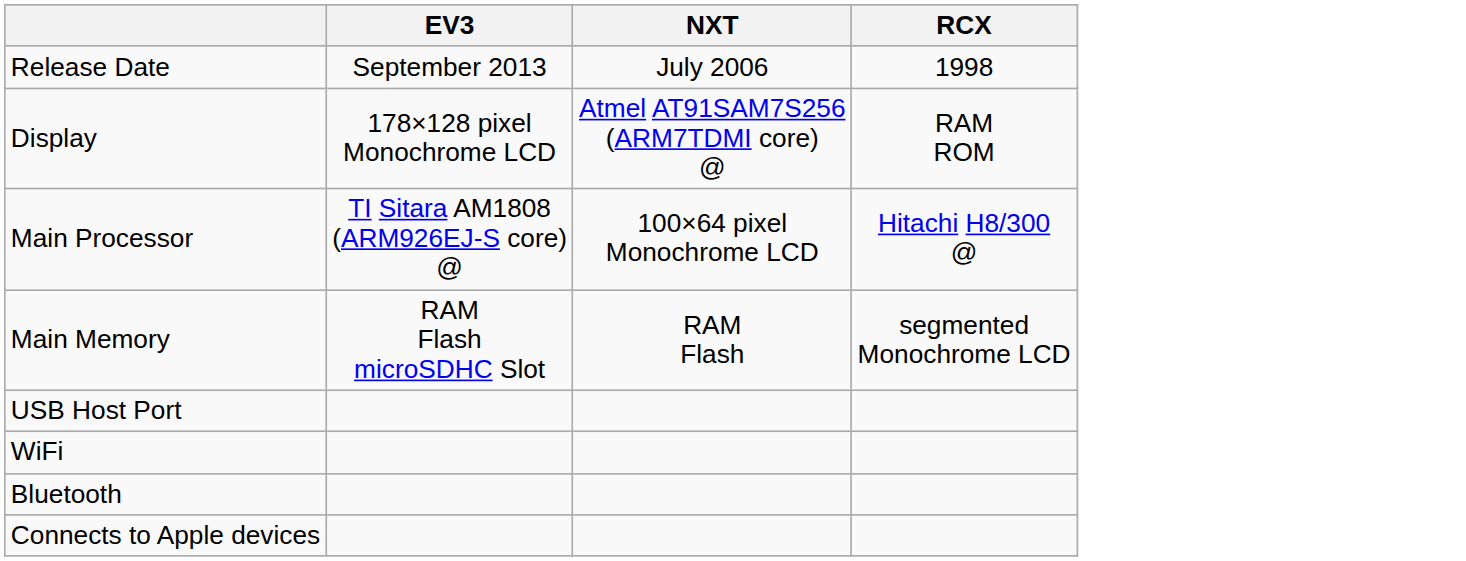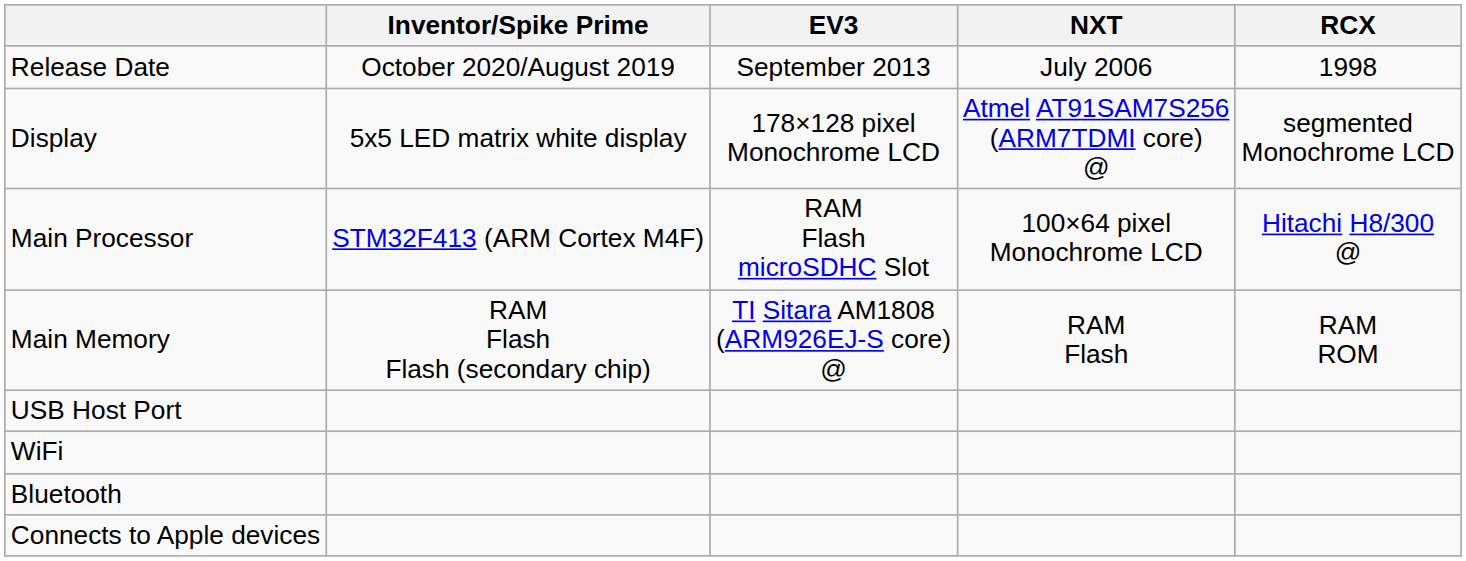+ column: (518, 25)
(964, 138) RAM ROM -> (1348, 138) segmented Monochrome LCD
(450, 238) TI Sitara AM1808 (ARM926EJ-S core) @ -> (834, 238) RAM Flash microSDHC Slot
(450, 339) RAM Flash microSDHC Slot -> (834, 339) TI Sitara AM1808 (ARM926EJ-S core) @
(964, 339) segmented Monochrome LCD -> (1348, 339) RAM ROM
